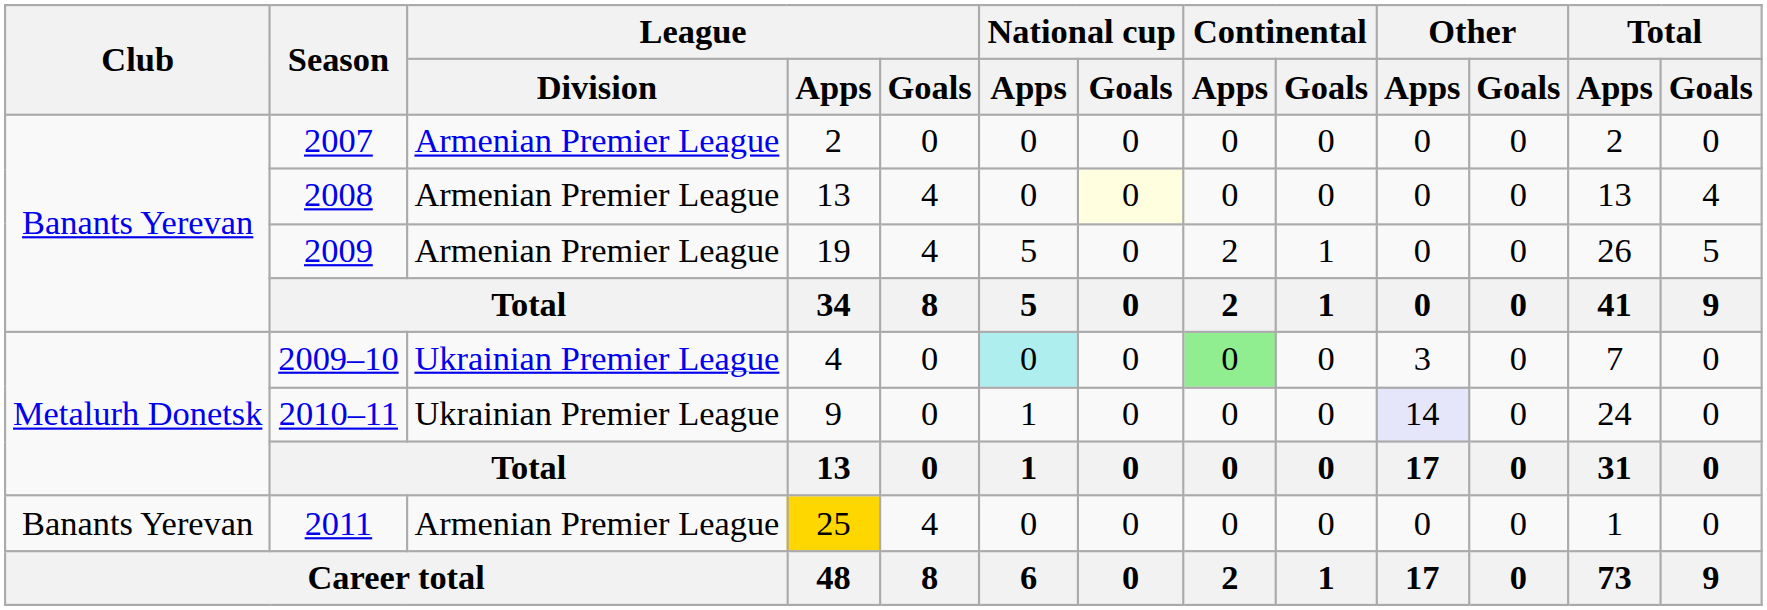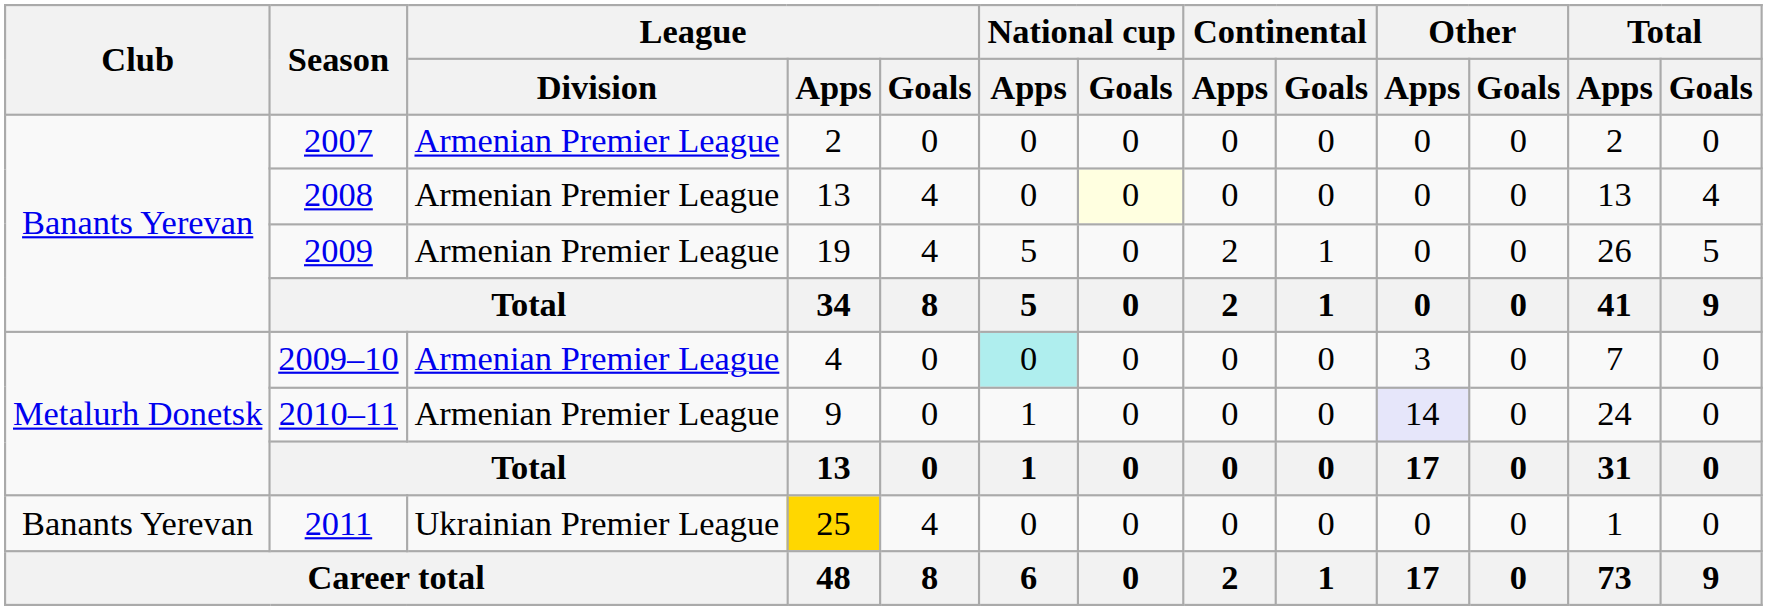(597, 359) Ukrainian Premier League -> (597, 359) Armenian Premier League
(1230, 359) lightgreen background -> (1230, 359) no background
(597, 413) Ukrainian Premier League -> (597, 413) Armenian Premier League
(597, 522) Armenian Premier League -> (597, 522) Ukrainian Premier League
